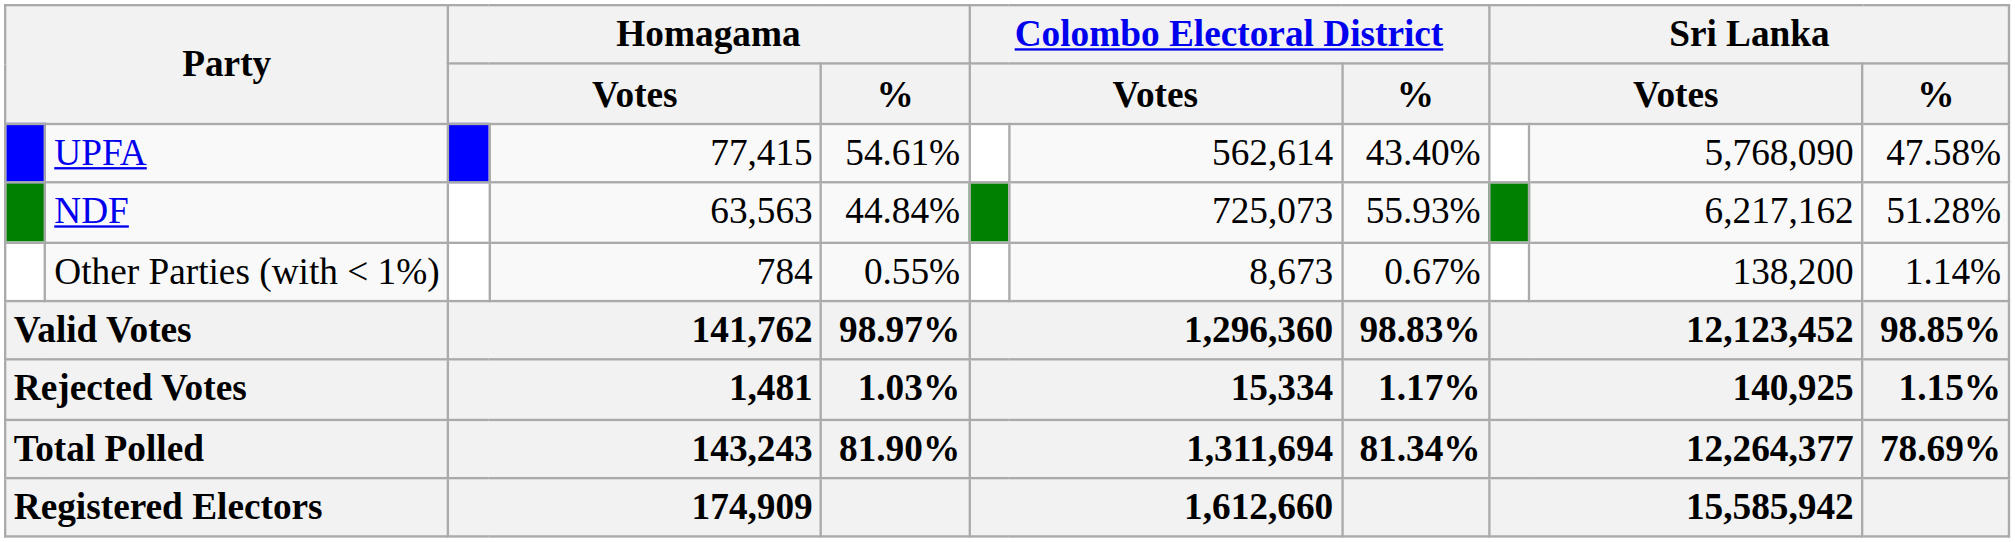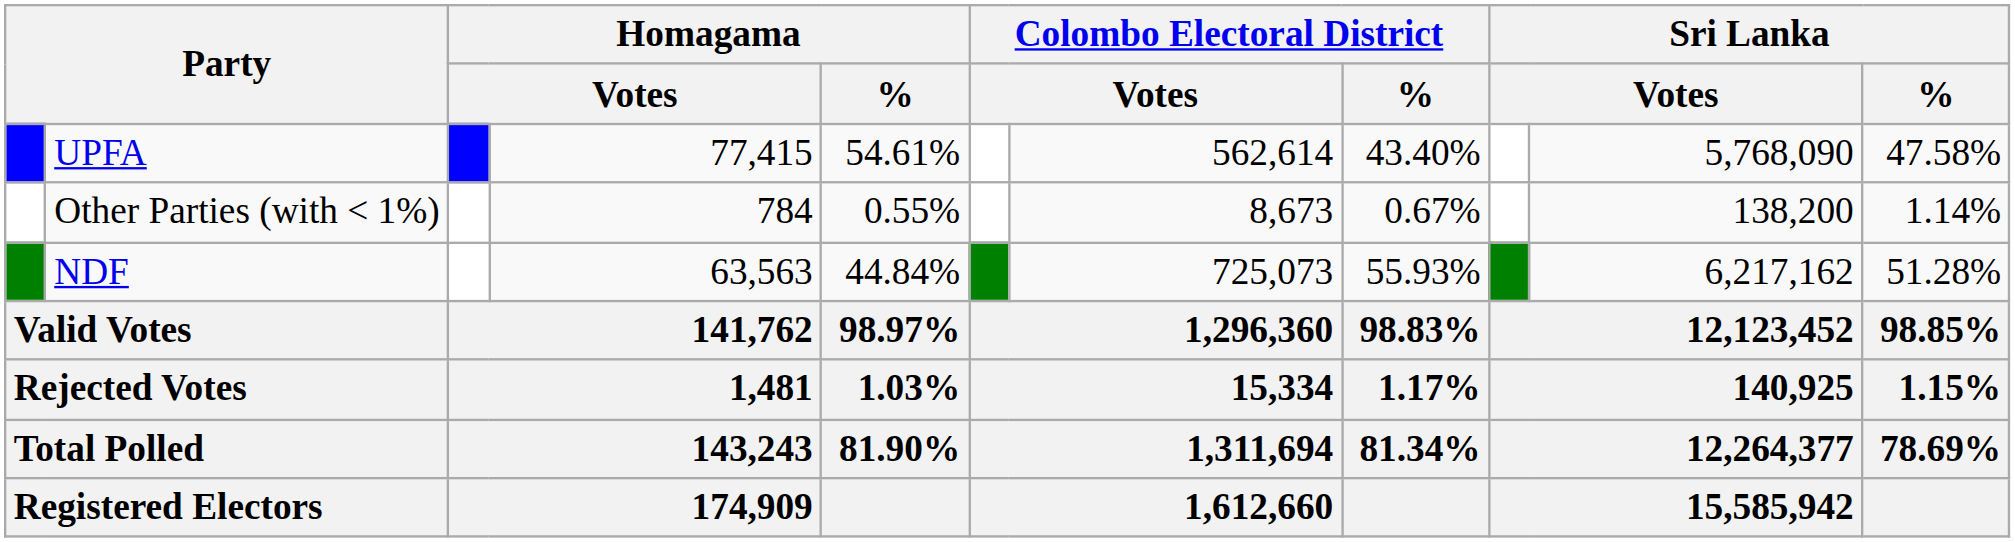rows swapped: (92, 211) <-> (247, 270)
